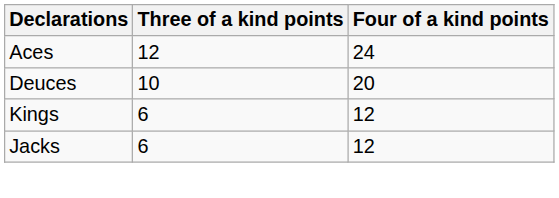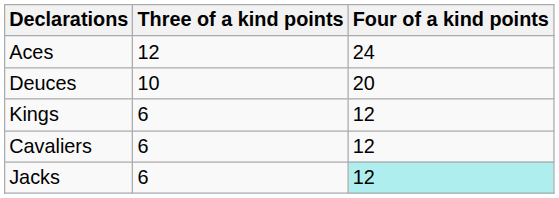+ row: (51, 146)
(364, 146) no background -> (364, 177) paleturquoise background
